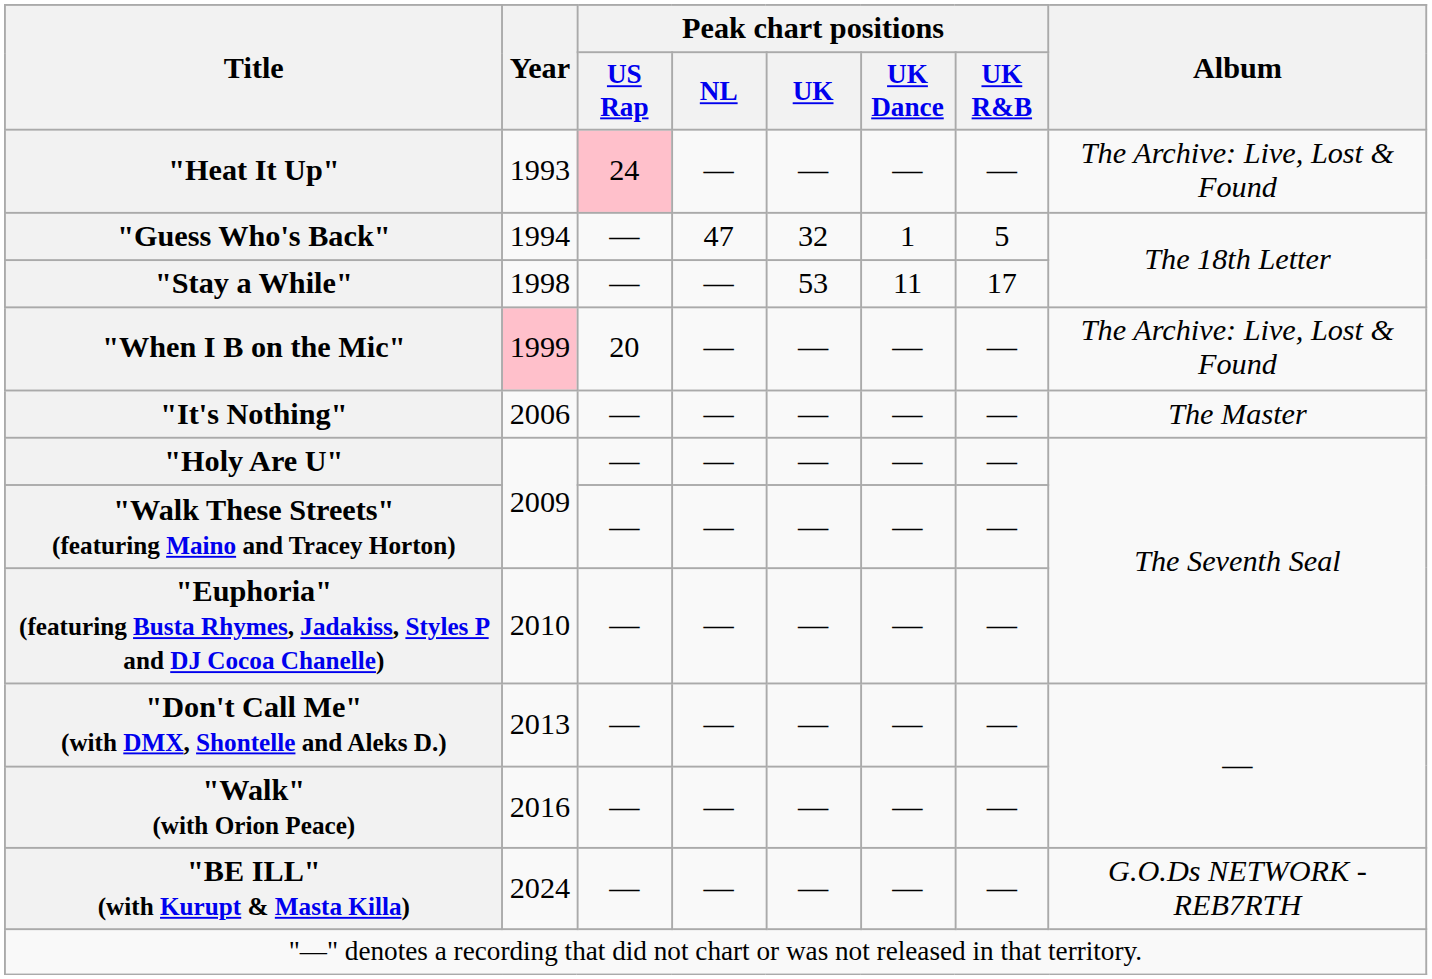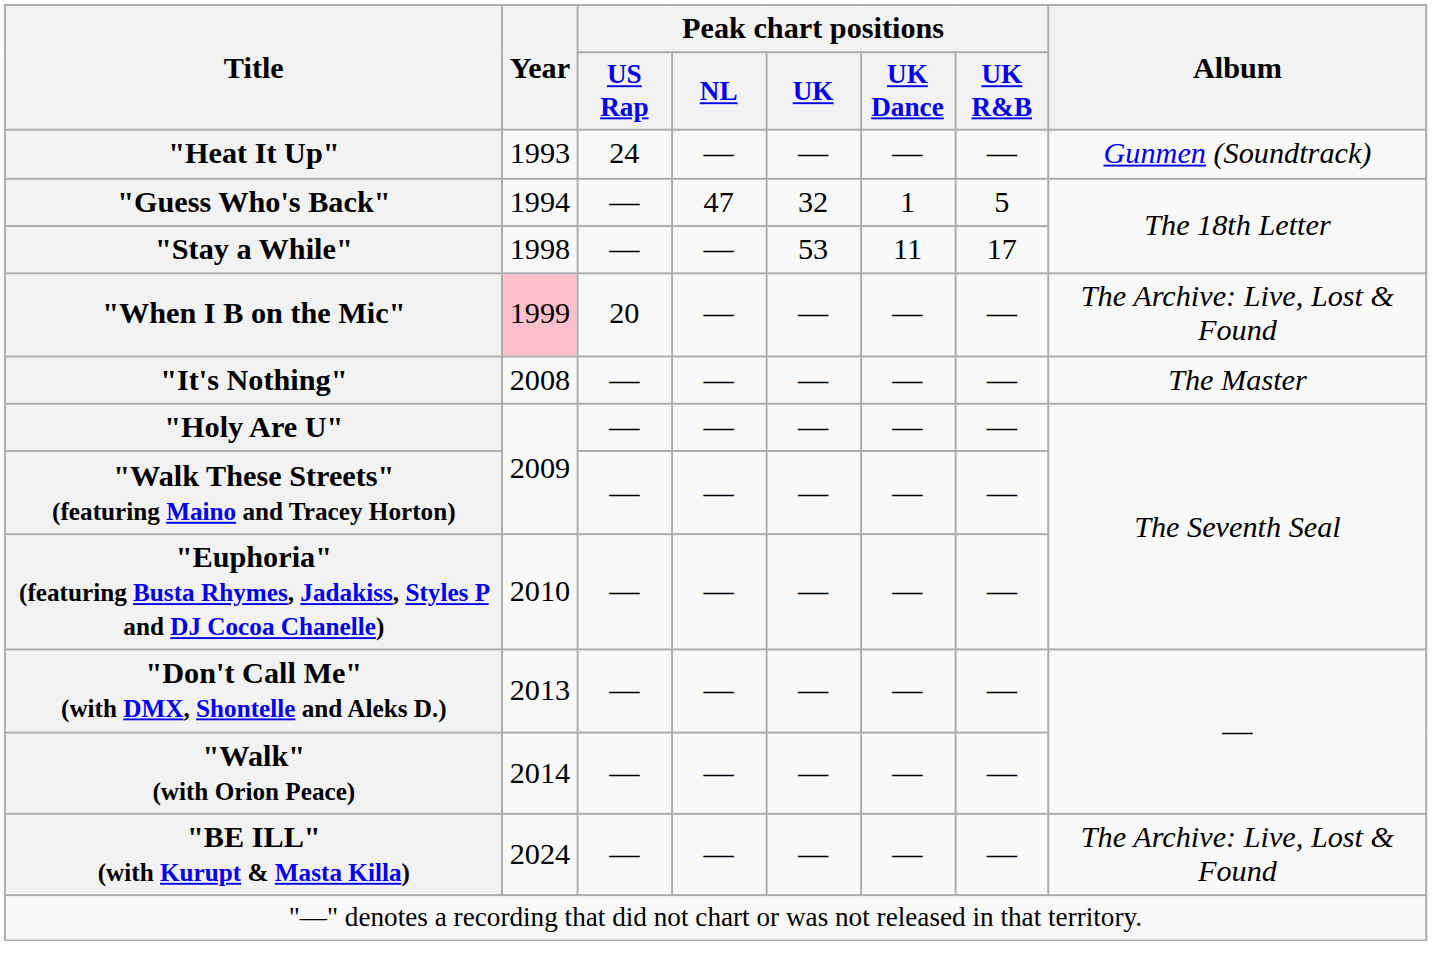(624, 170) pink background -> (624, 153) no background
(1237, 170) The Archive: Live, Lost & Found -> (1237, 153) Gunmen (Soundtrack)
(540, 413) 2006 -> (540, 379) 2008
(540, 806) 2016 -> (540, 772) 2014
(1237, 888) G.O.Ds NETWORK - REB7RTH -> (1237, 854) The Archive: Live, Lost & Found
